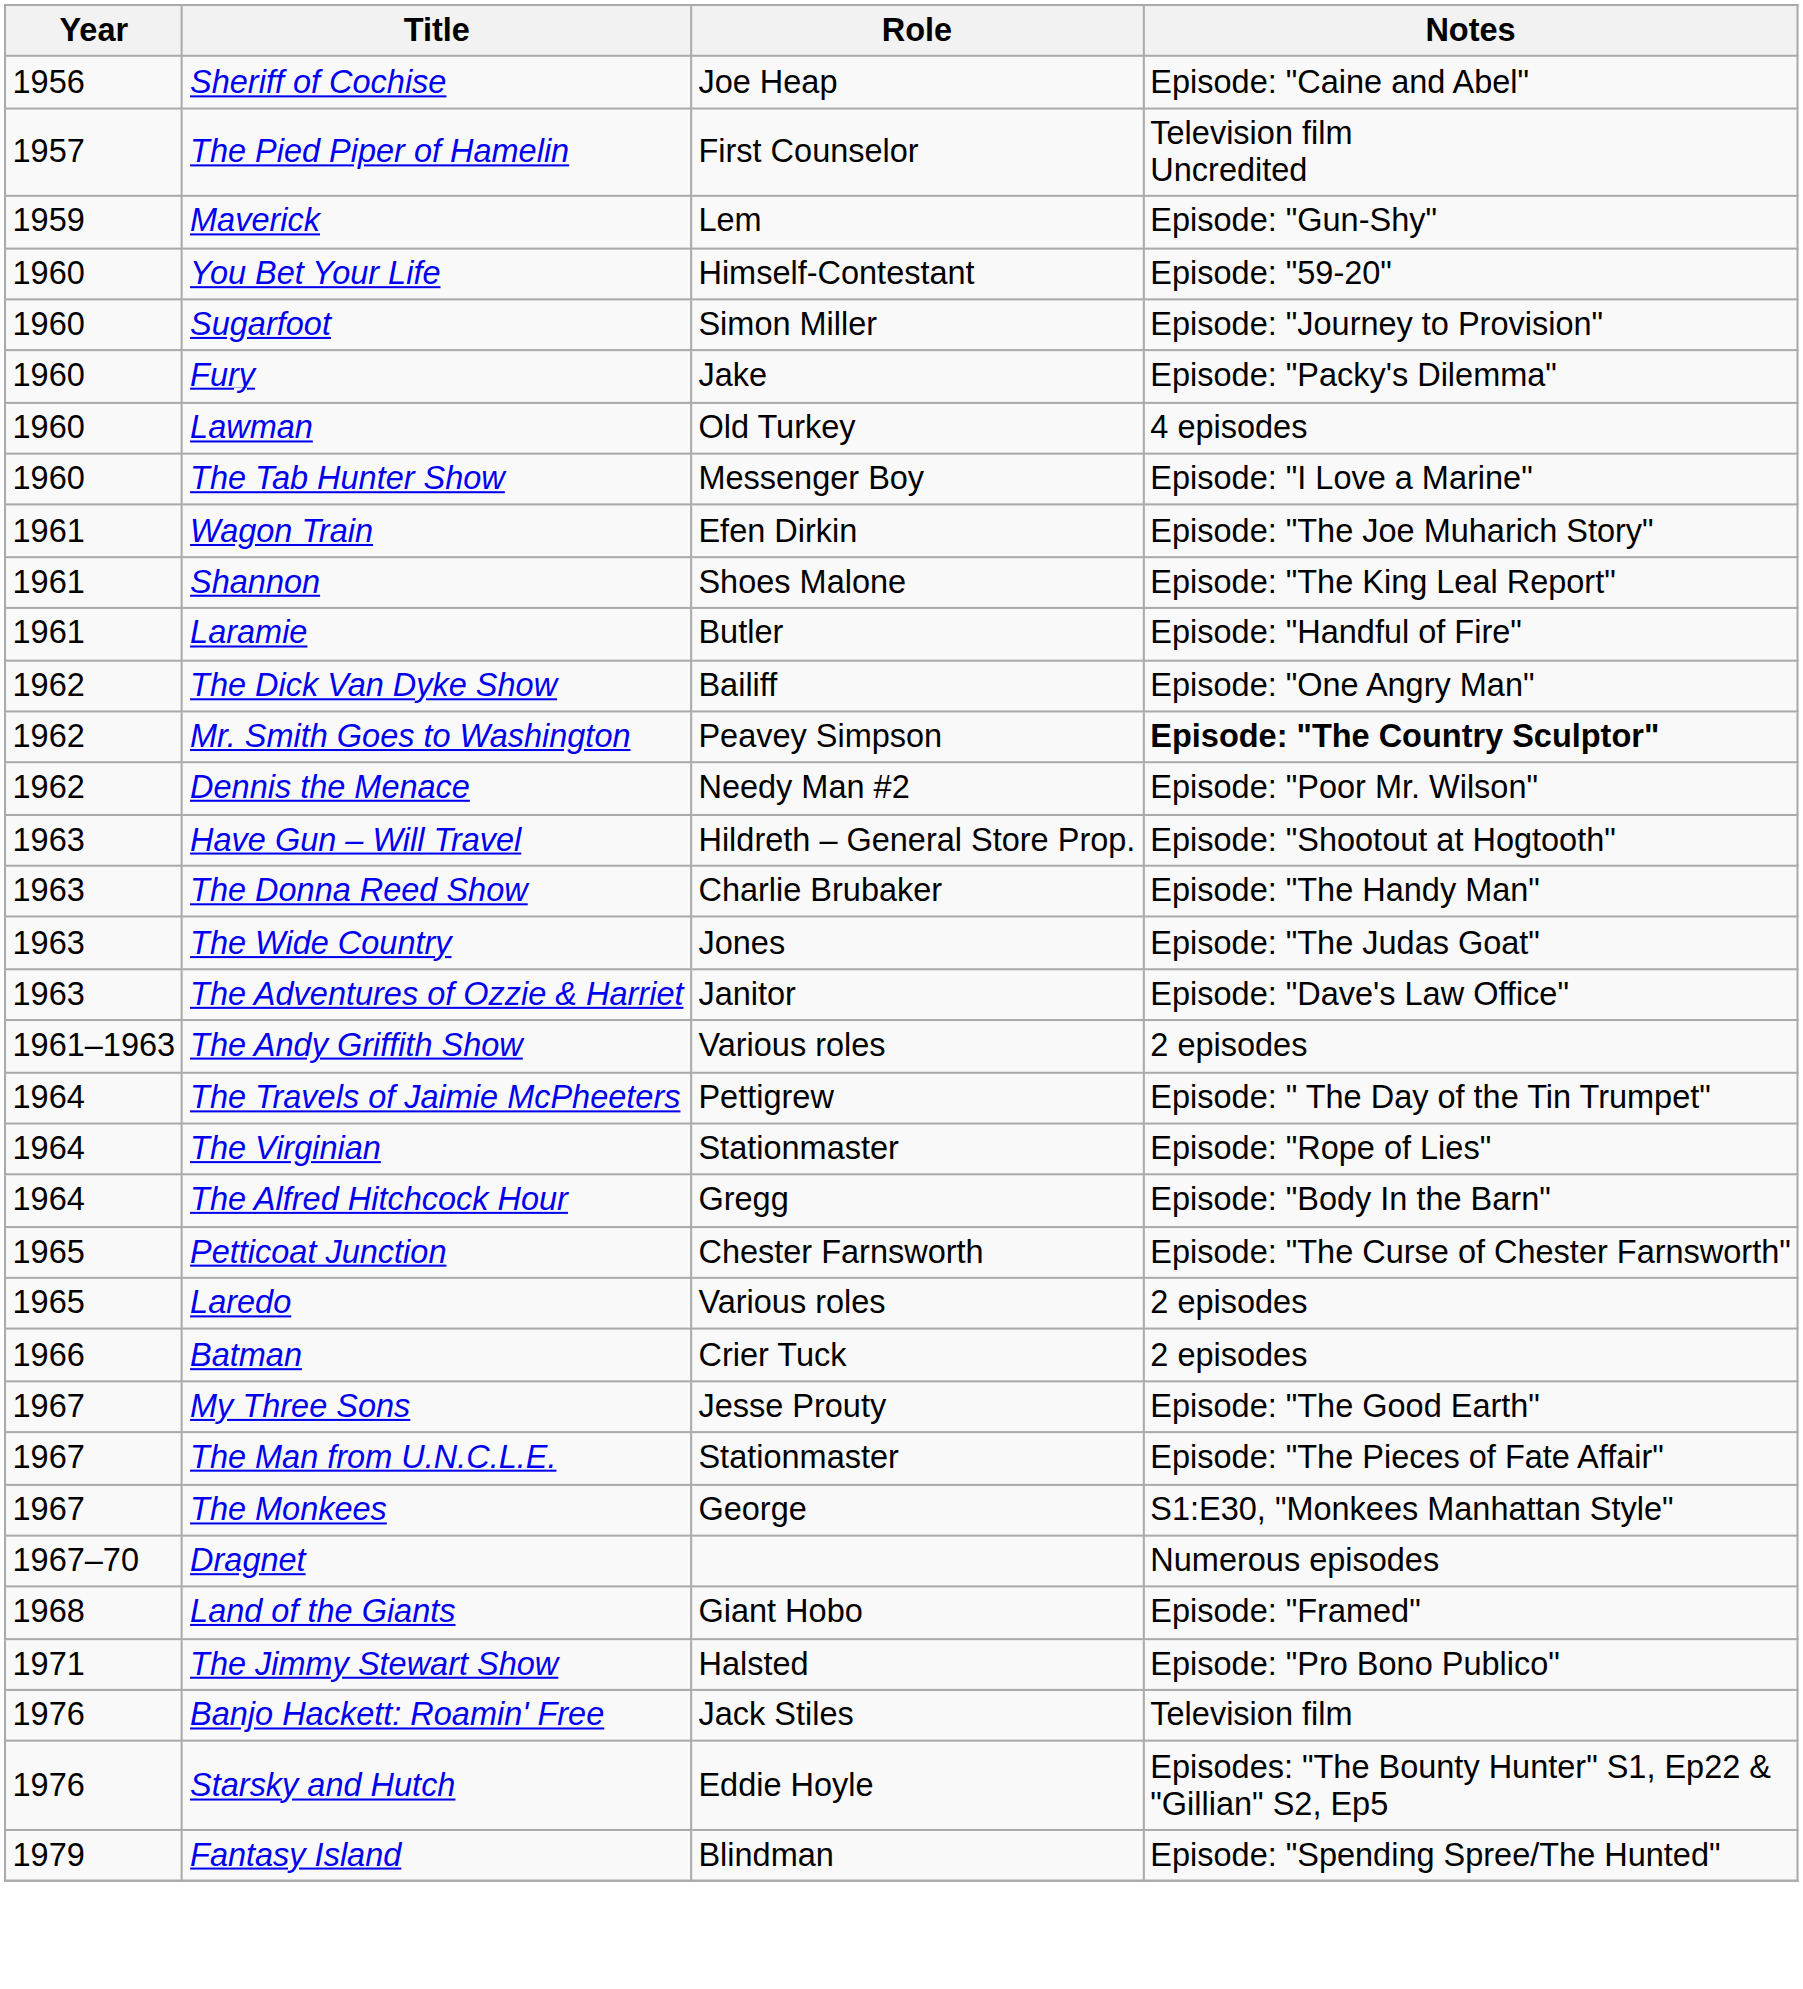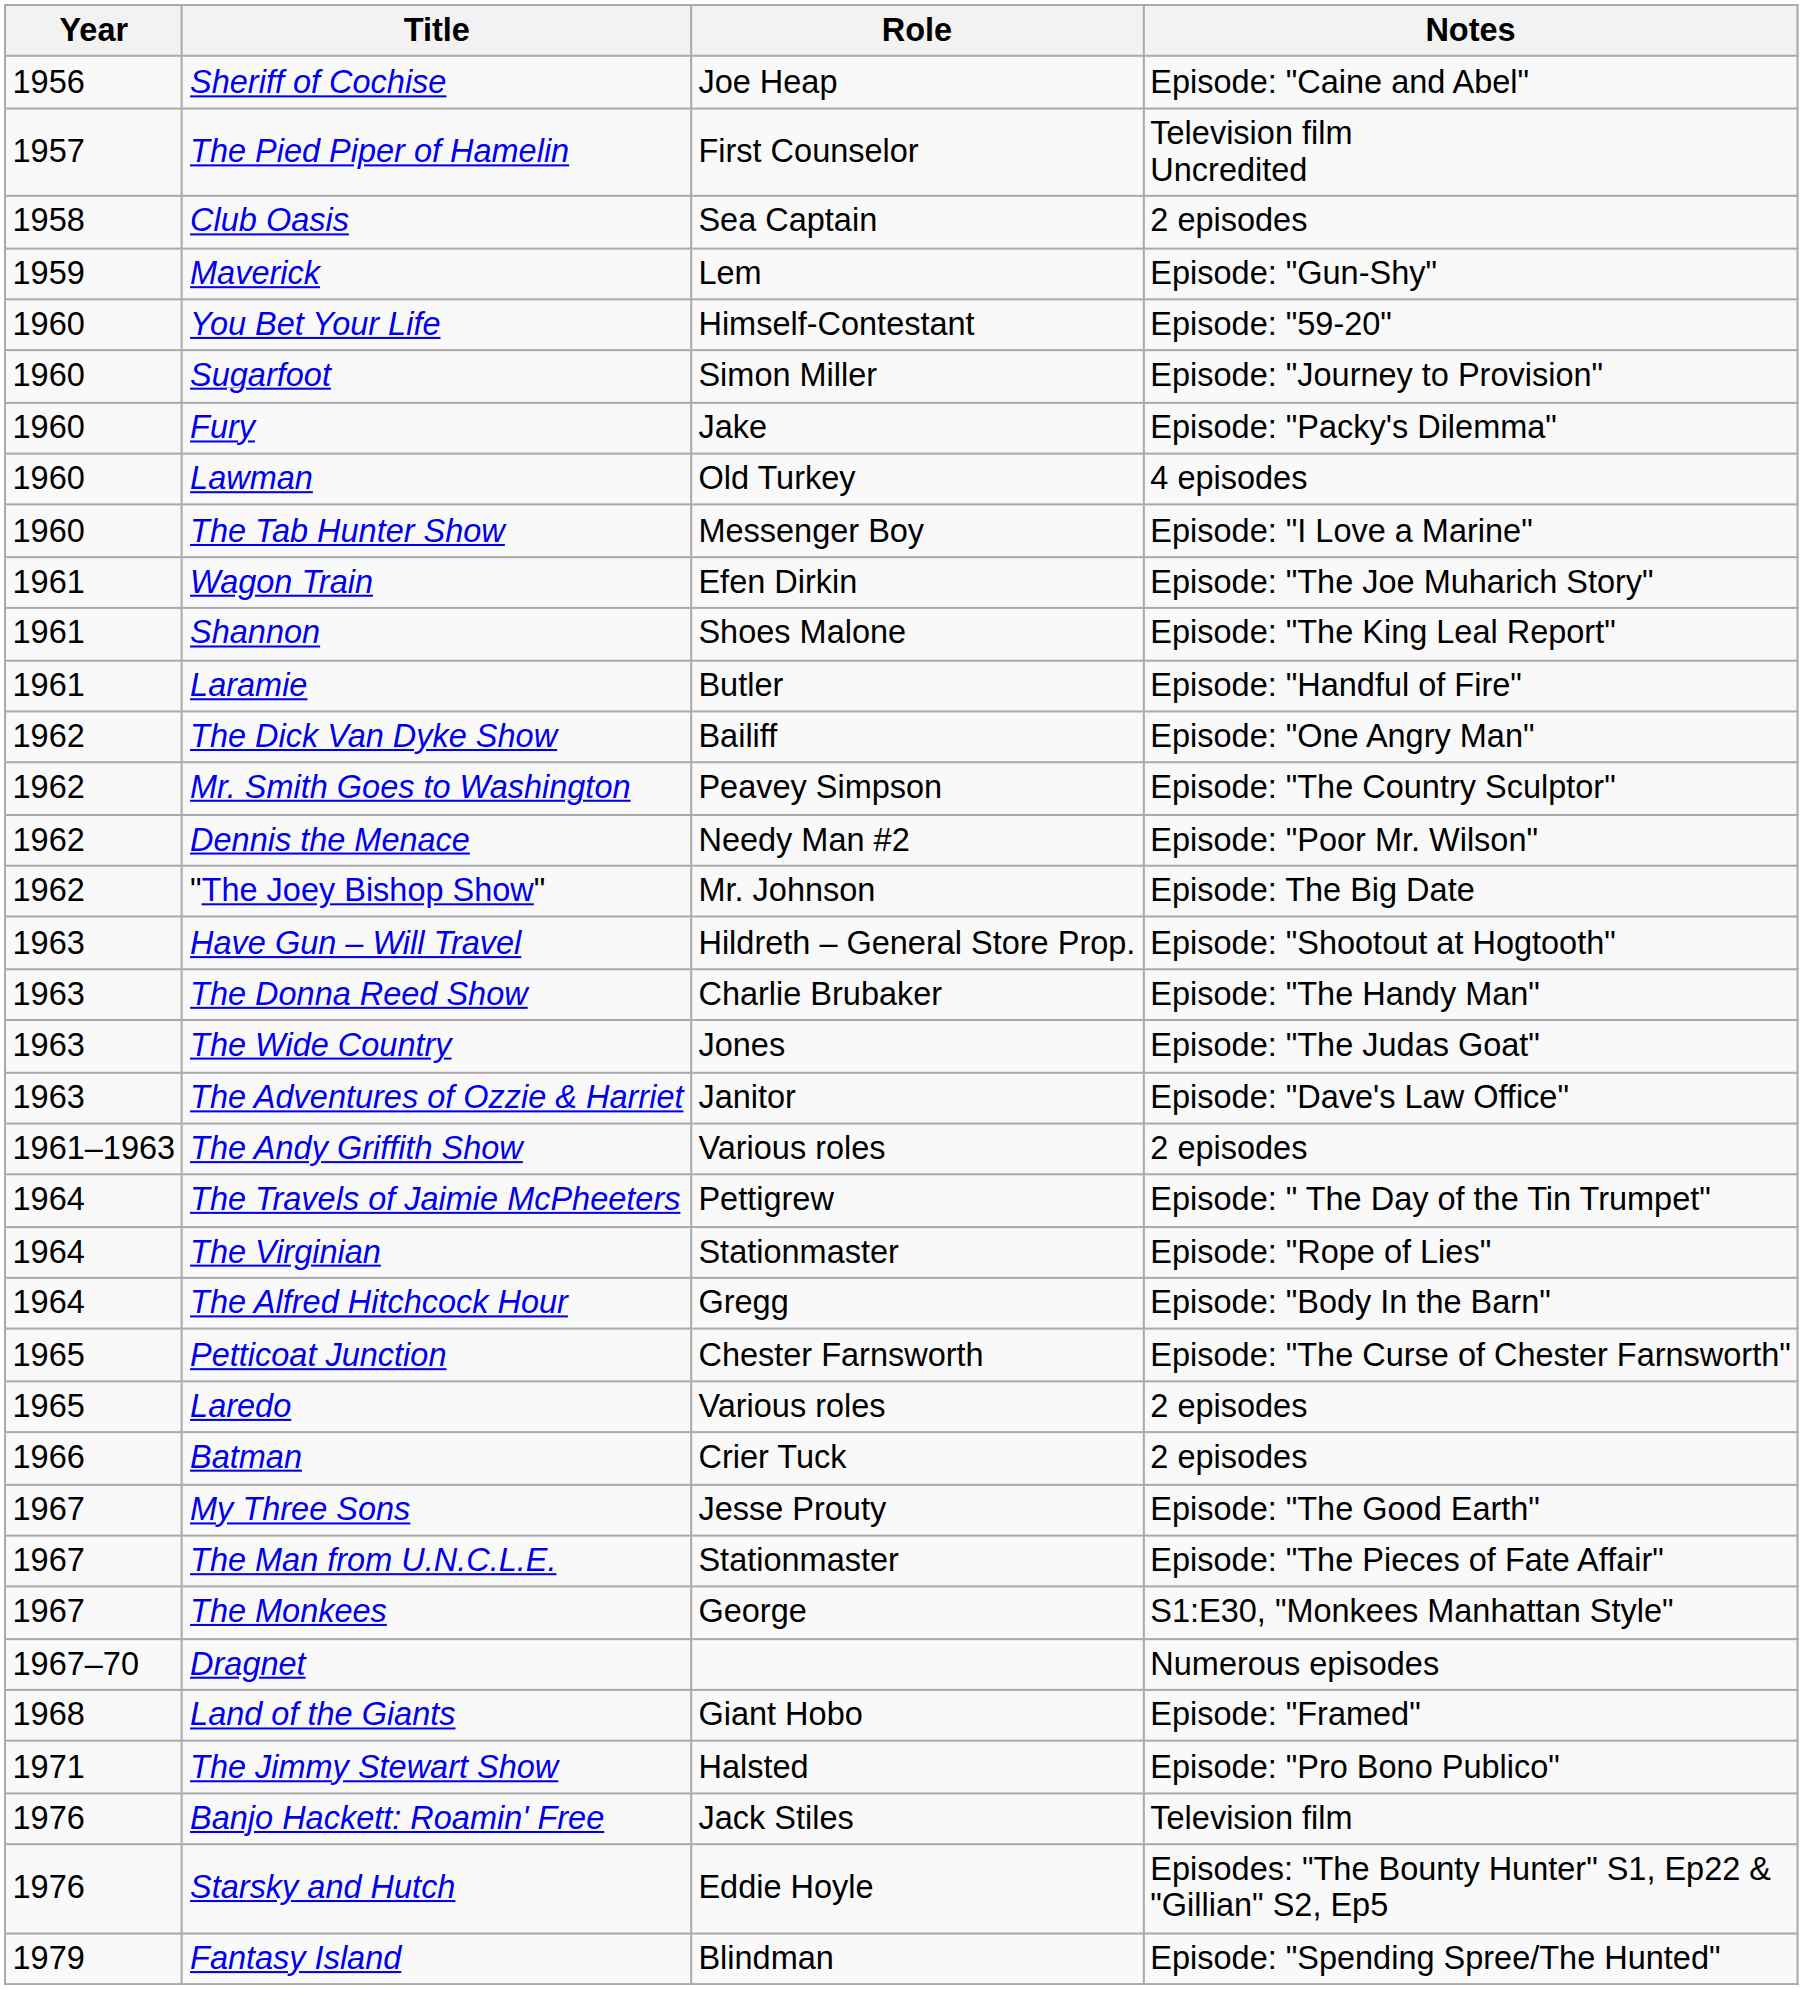+ row: (269, 221)
(1405, 736) bold -> (1383, 787) normal
+ row: (368, 890)
